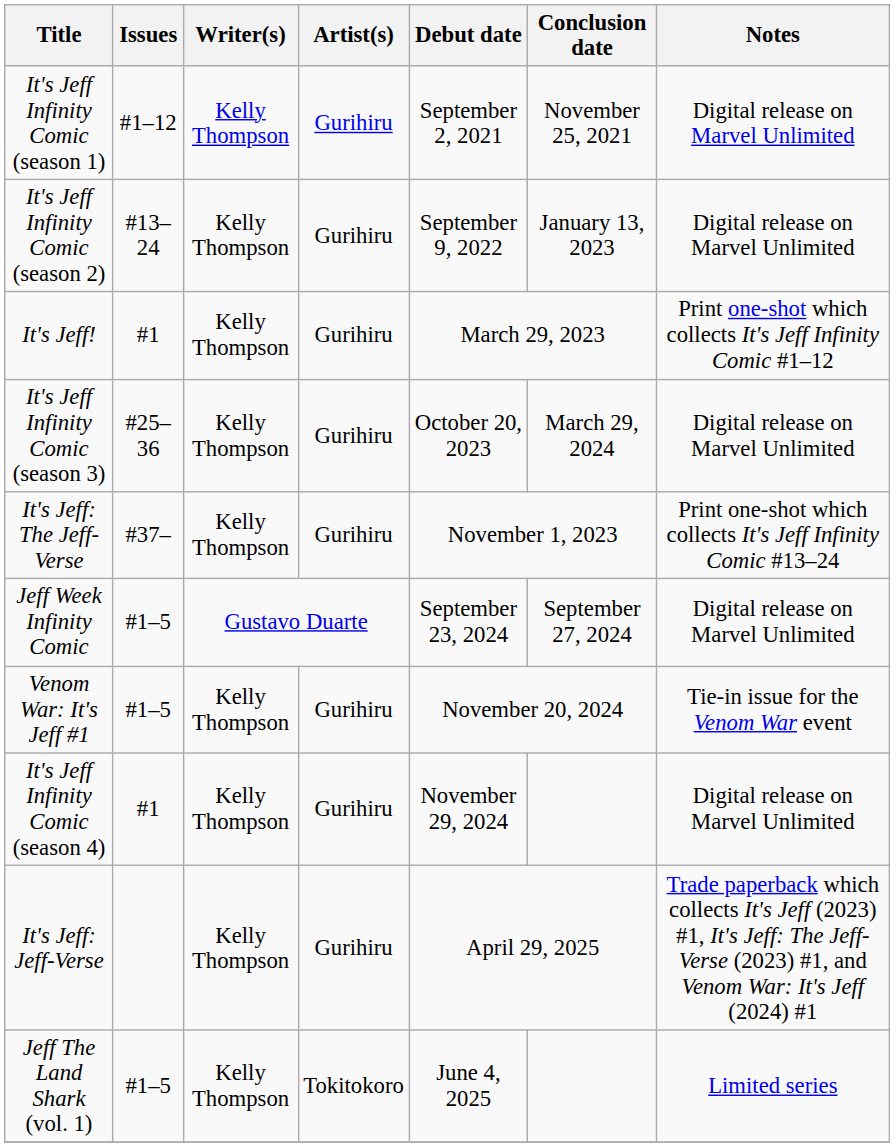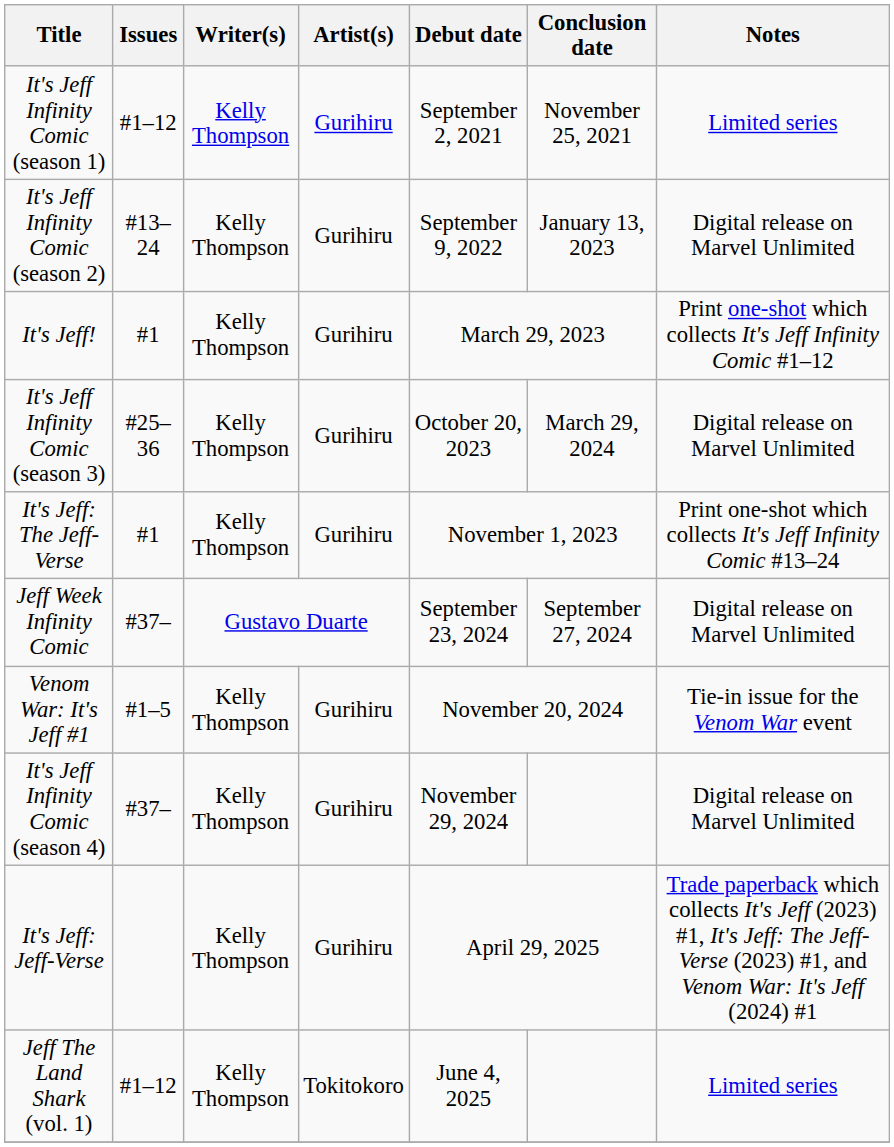(773, 122) Digital release on Marvel Unlimited -> (773, 122) Limited series
(148, 534) #37– -> (148, 534) #1
(148, 622) #1–5 -> (148, 622) #37–
(148, 809) #1 -> (148, 809) #37–
(148, 1085) #1–5 -> (148, 1085) #1–12
